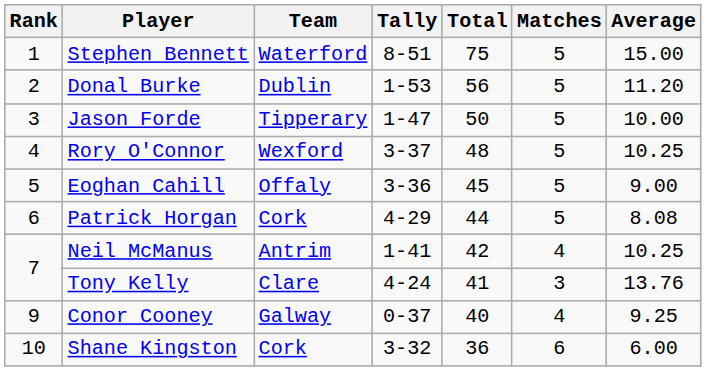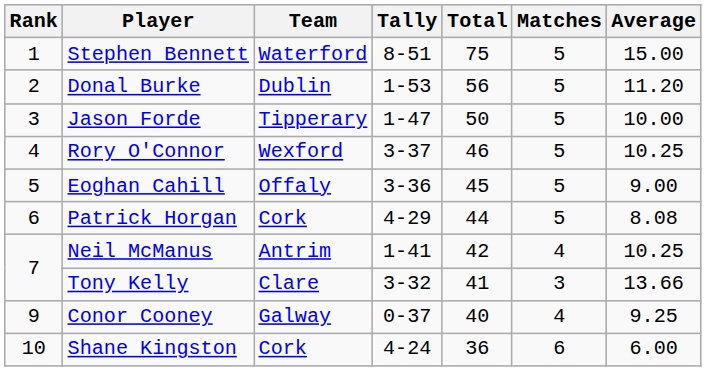(477, 153) 48 -> (477, 153) 46
(407, 284) 4-24 -> (407, 284) 3-32
(654, 284) 13.76 -> (654, 284) 13.66
(407, 350) 3-32 -> (407, 350) 4-24
